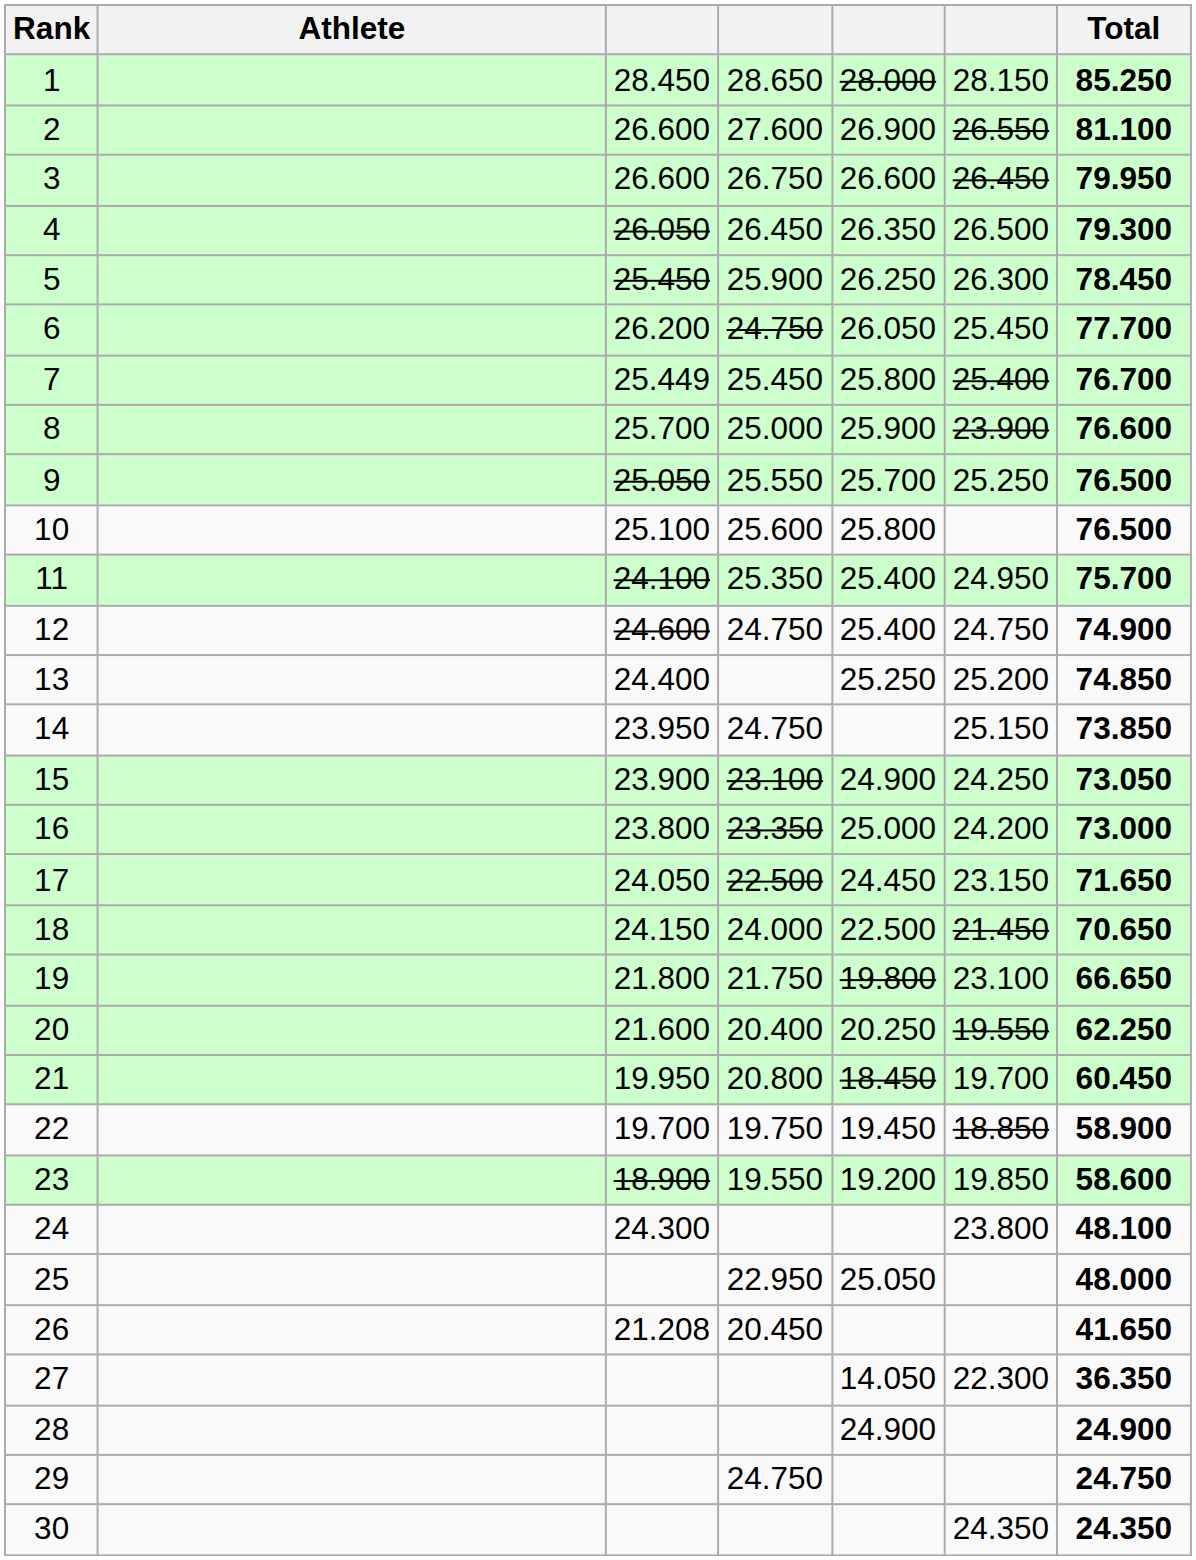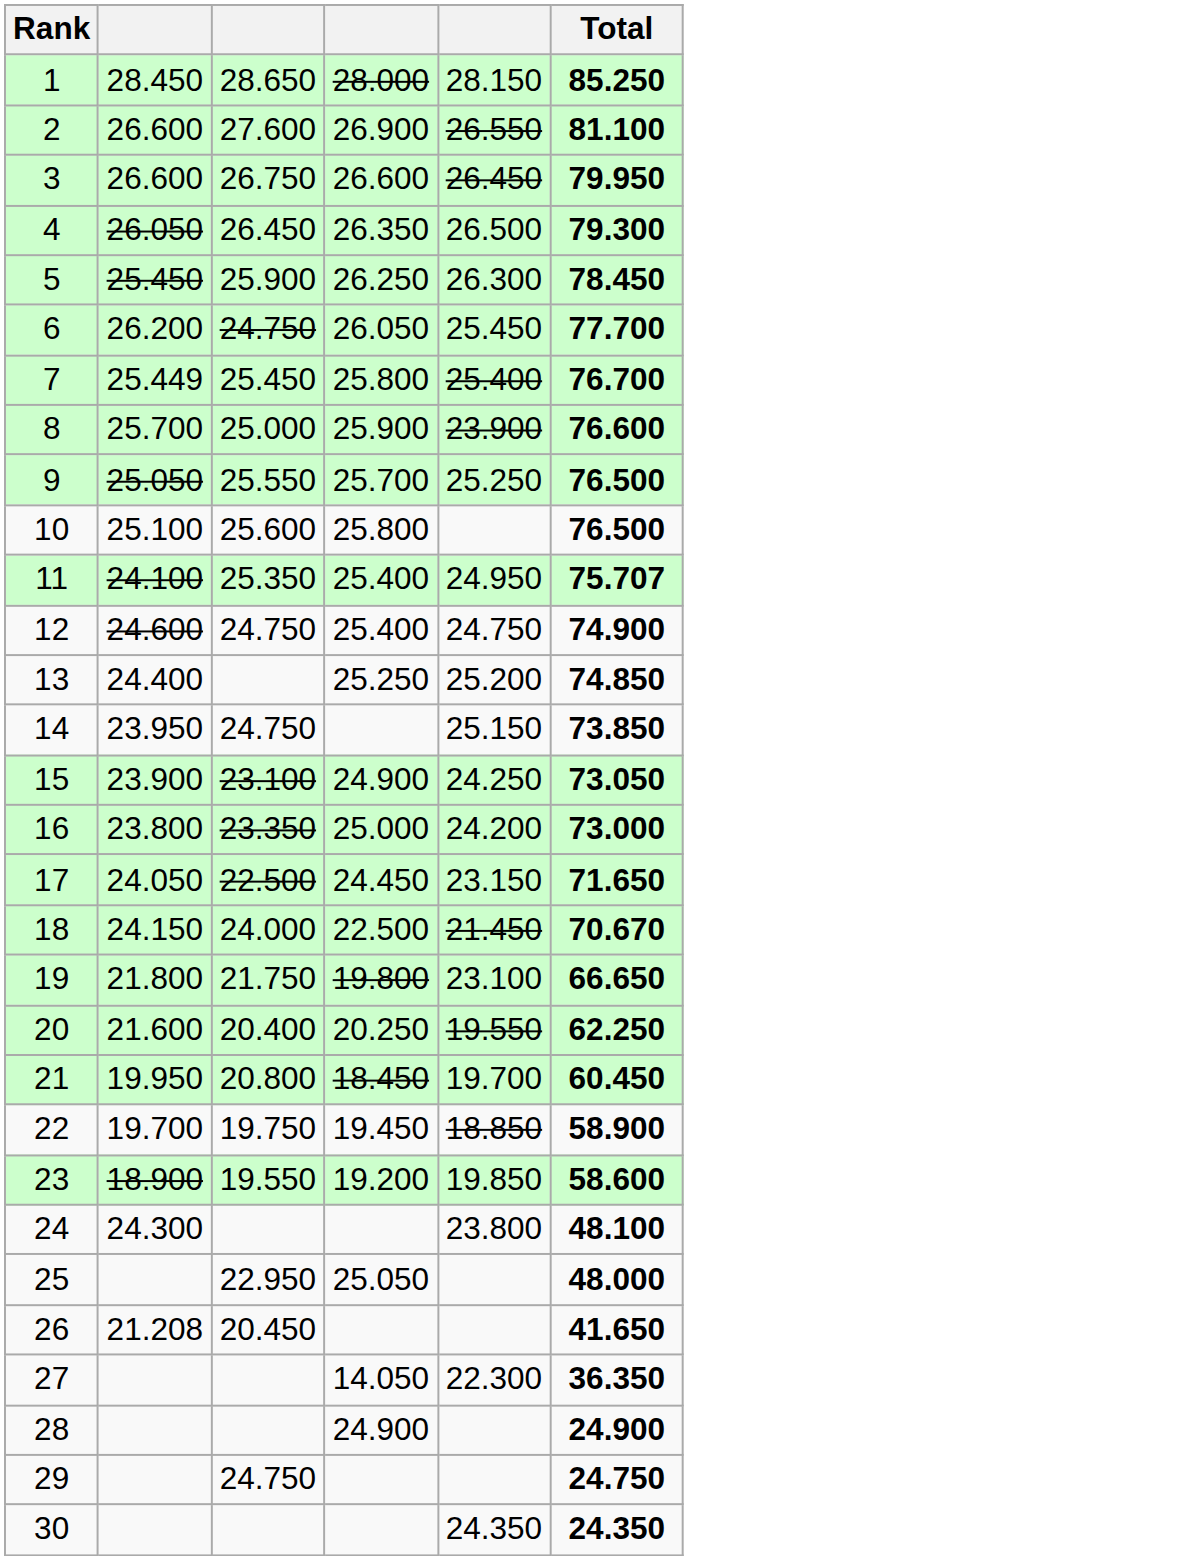- column: (352, 29)
(1124, 579) 75.700 -> (617, 579) 75.707
(1124, 929) 70.650 -> (617, 929) 70.670
